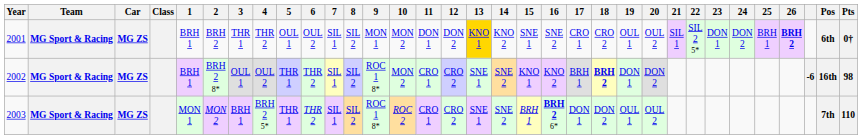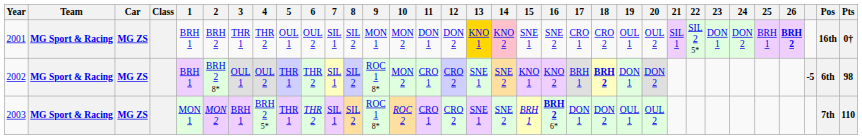(504, 38) no background -> (504, 38) pink background
(828, 38) 6th -> (828, 38) 16th
(810, 76) -6 -> (810, 76) -5
(828, 76) 16th -> (828, 76) 6th
